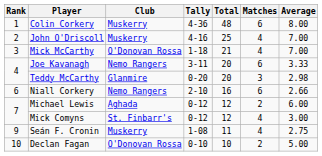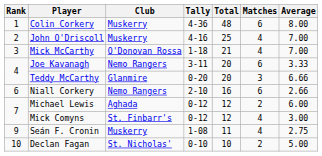(298, 78) 2.98 -> (298, 78) 6.66
(145, 144) O'Donovan Rossa -> (140, 144) St. Nicholas'
